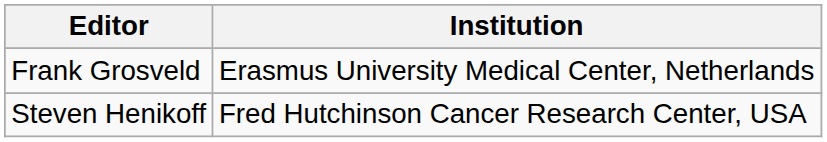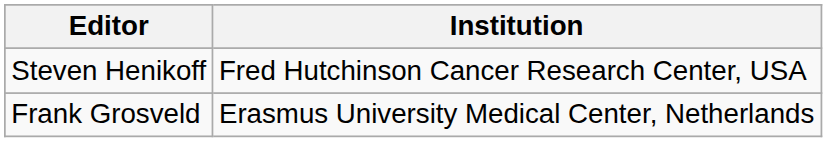rows swapped: (106, 70) <-> (109, 114)
